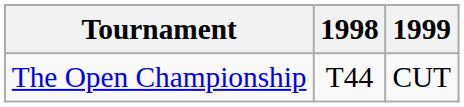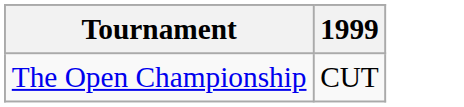- column: (349, 28)
